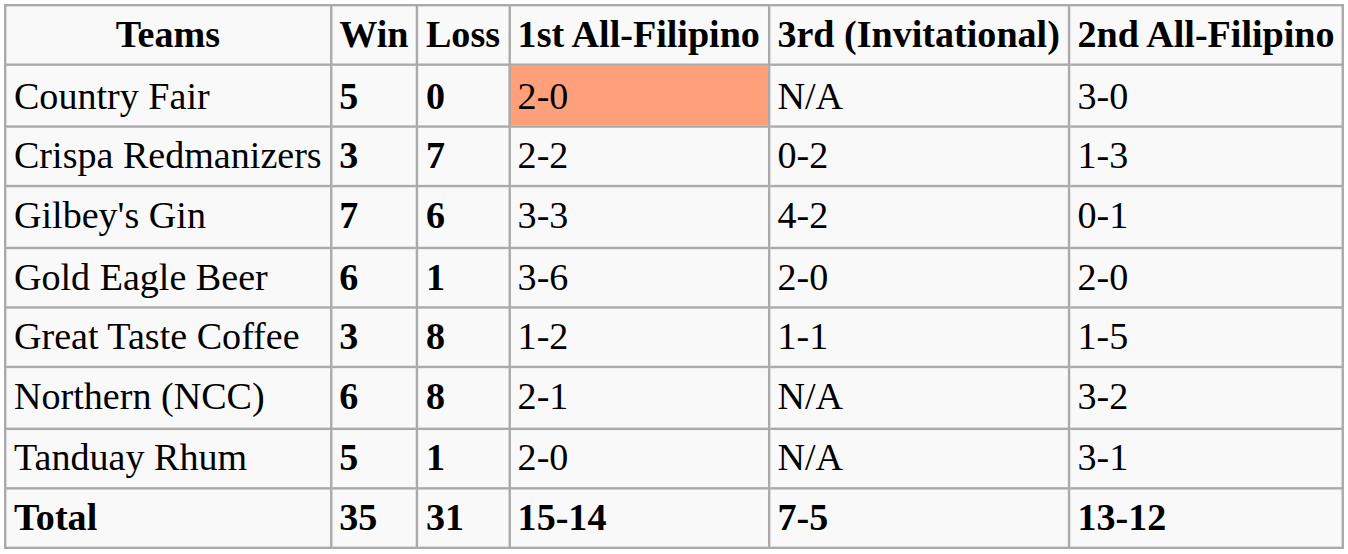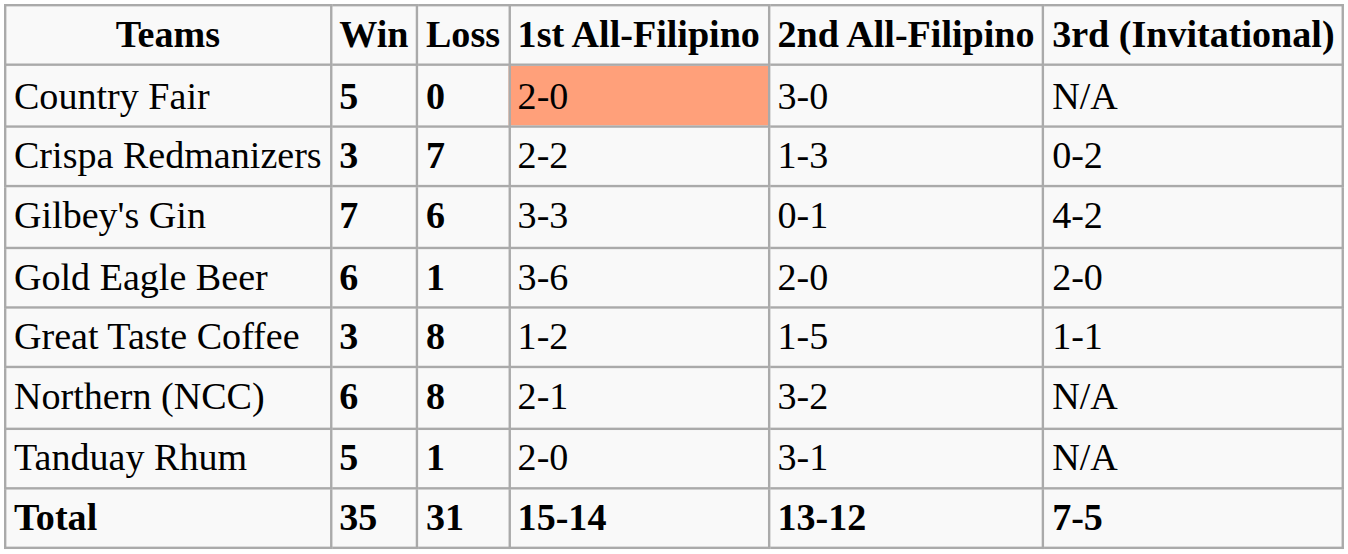columns swapped: (1206, 34) <-> (919, 34)
